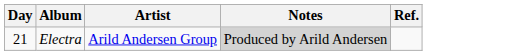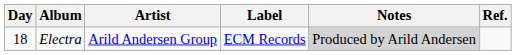+ column: (265, 15)
(20, 38) 21 -> (20, 38) 18
